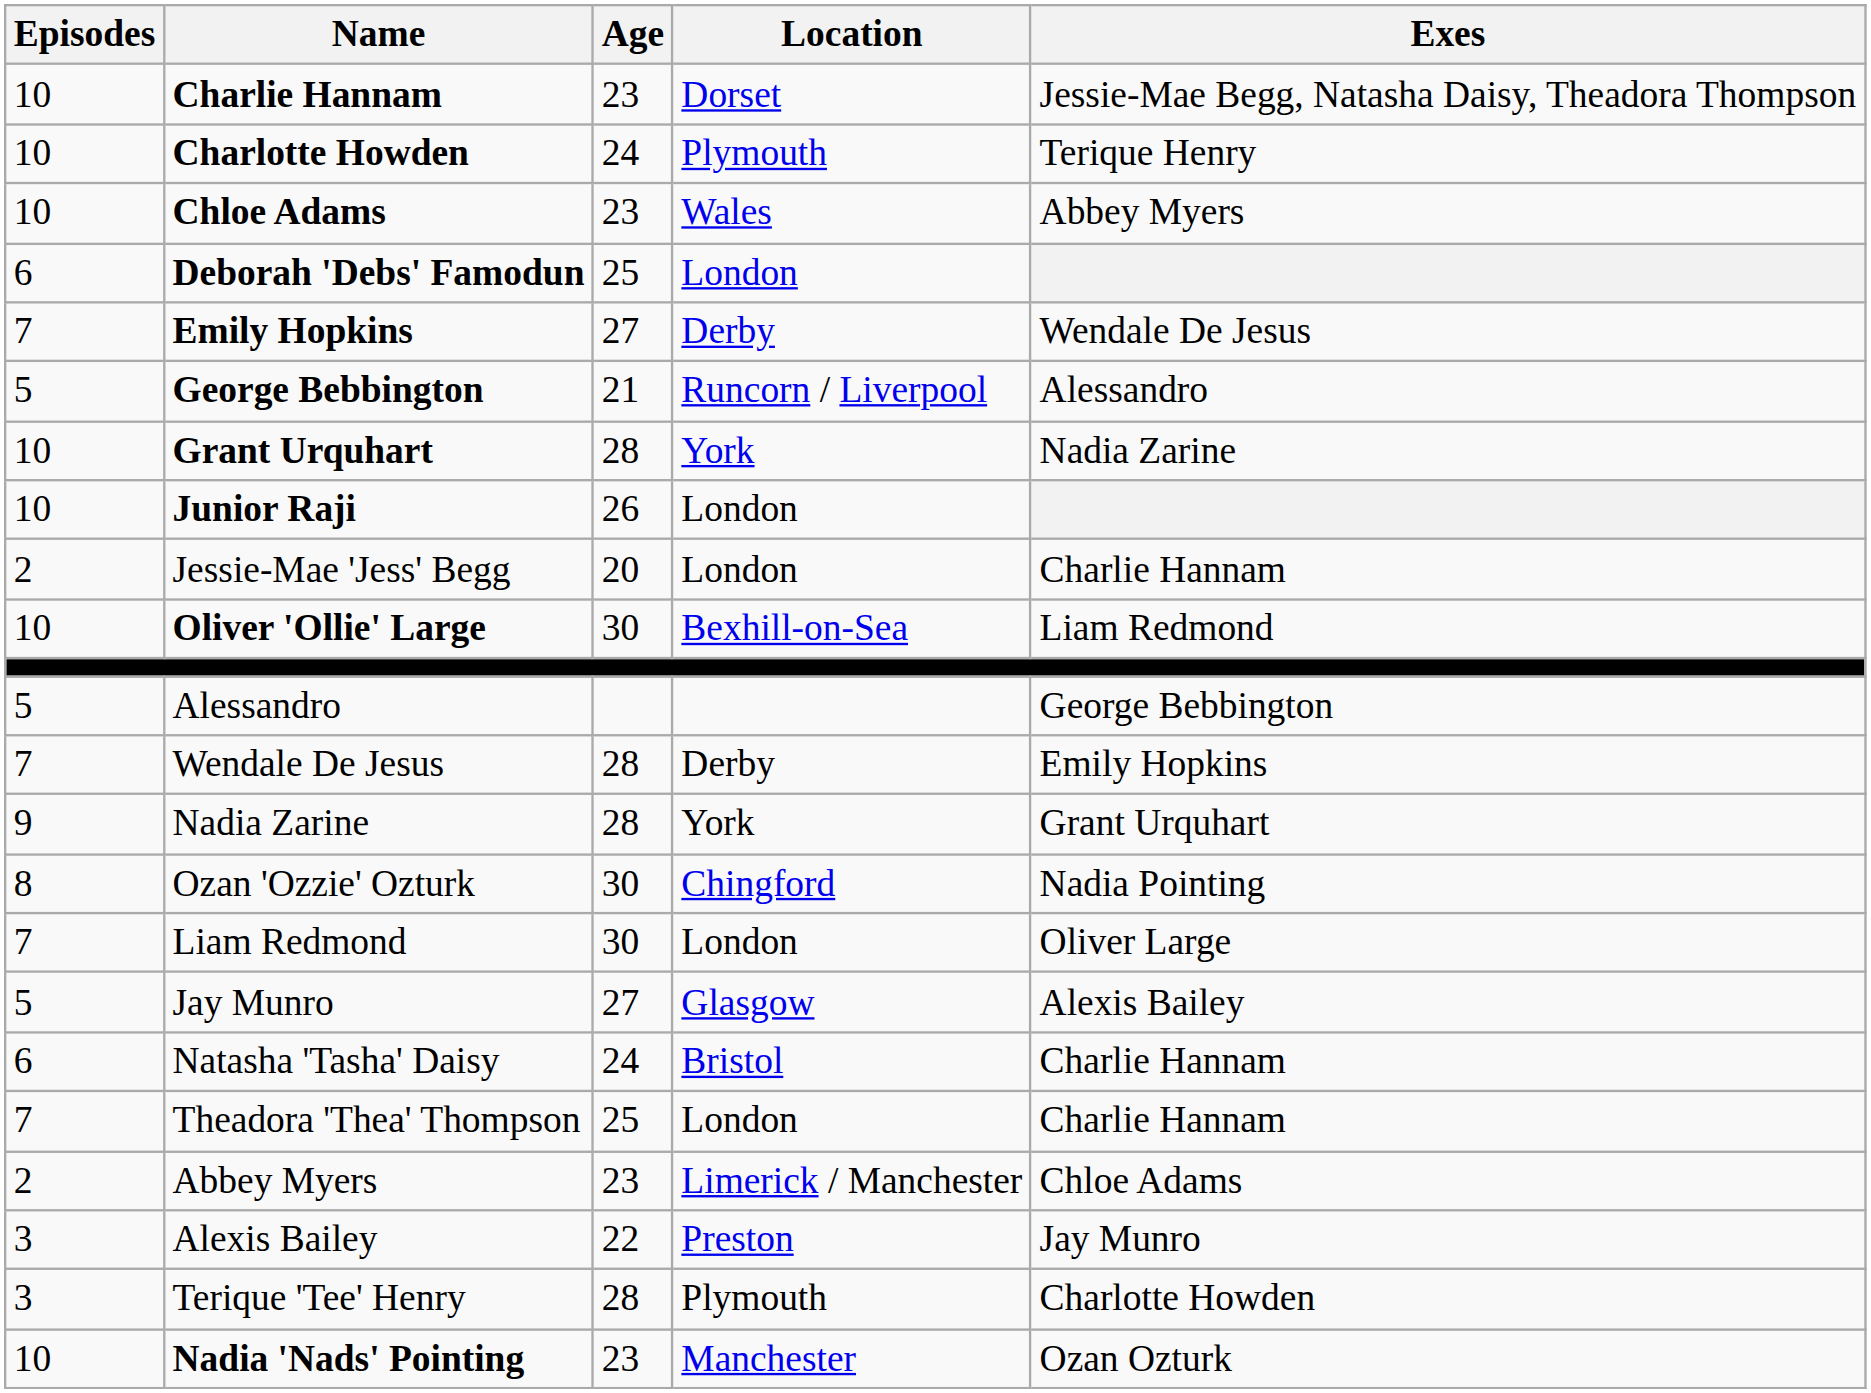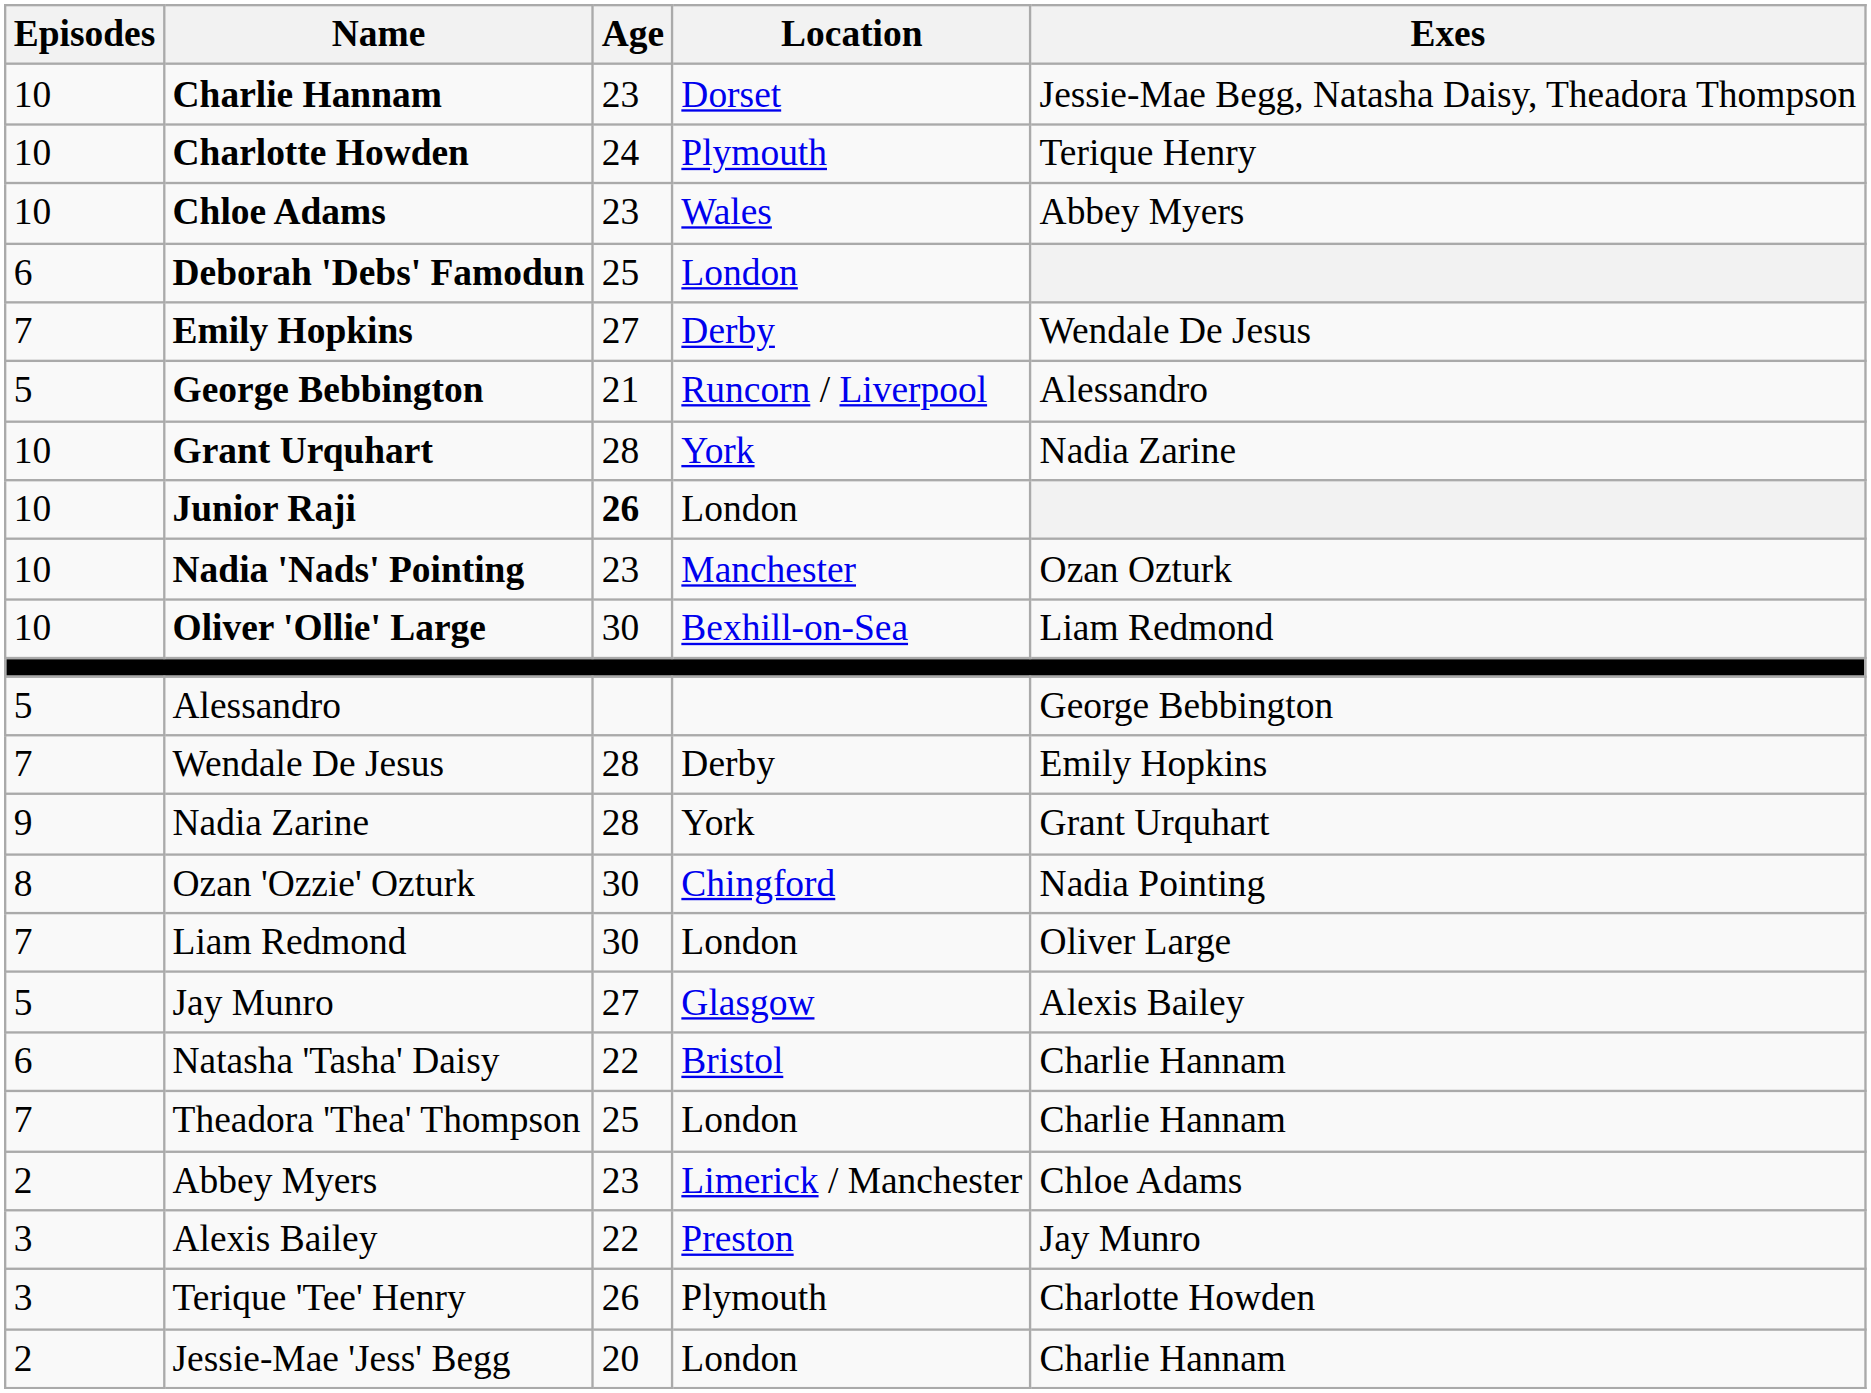(620, 509) normal -> (620, 509) bold
rows swapped: (348, 1357) <-> (342, 568)
(620, 1060) 24 -> (620, 1060) 22
(620, 1298) 28 -> (620, 1298) 26
